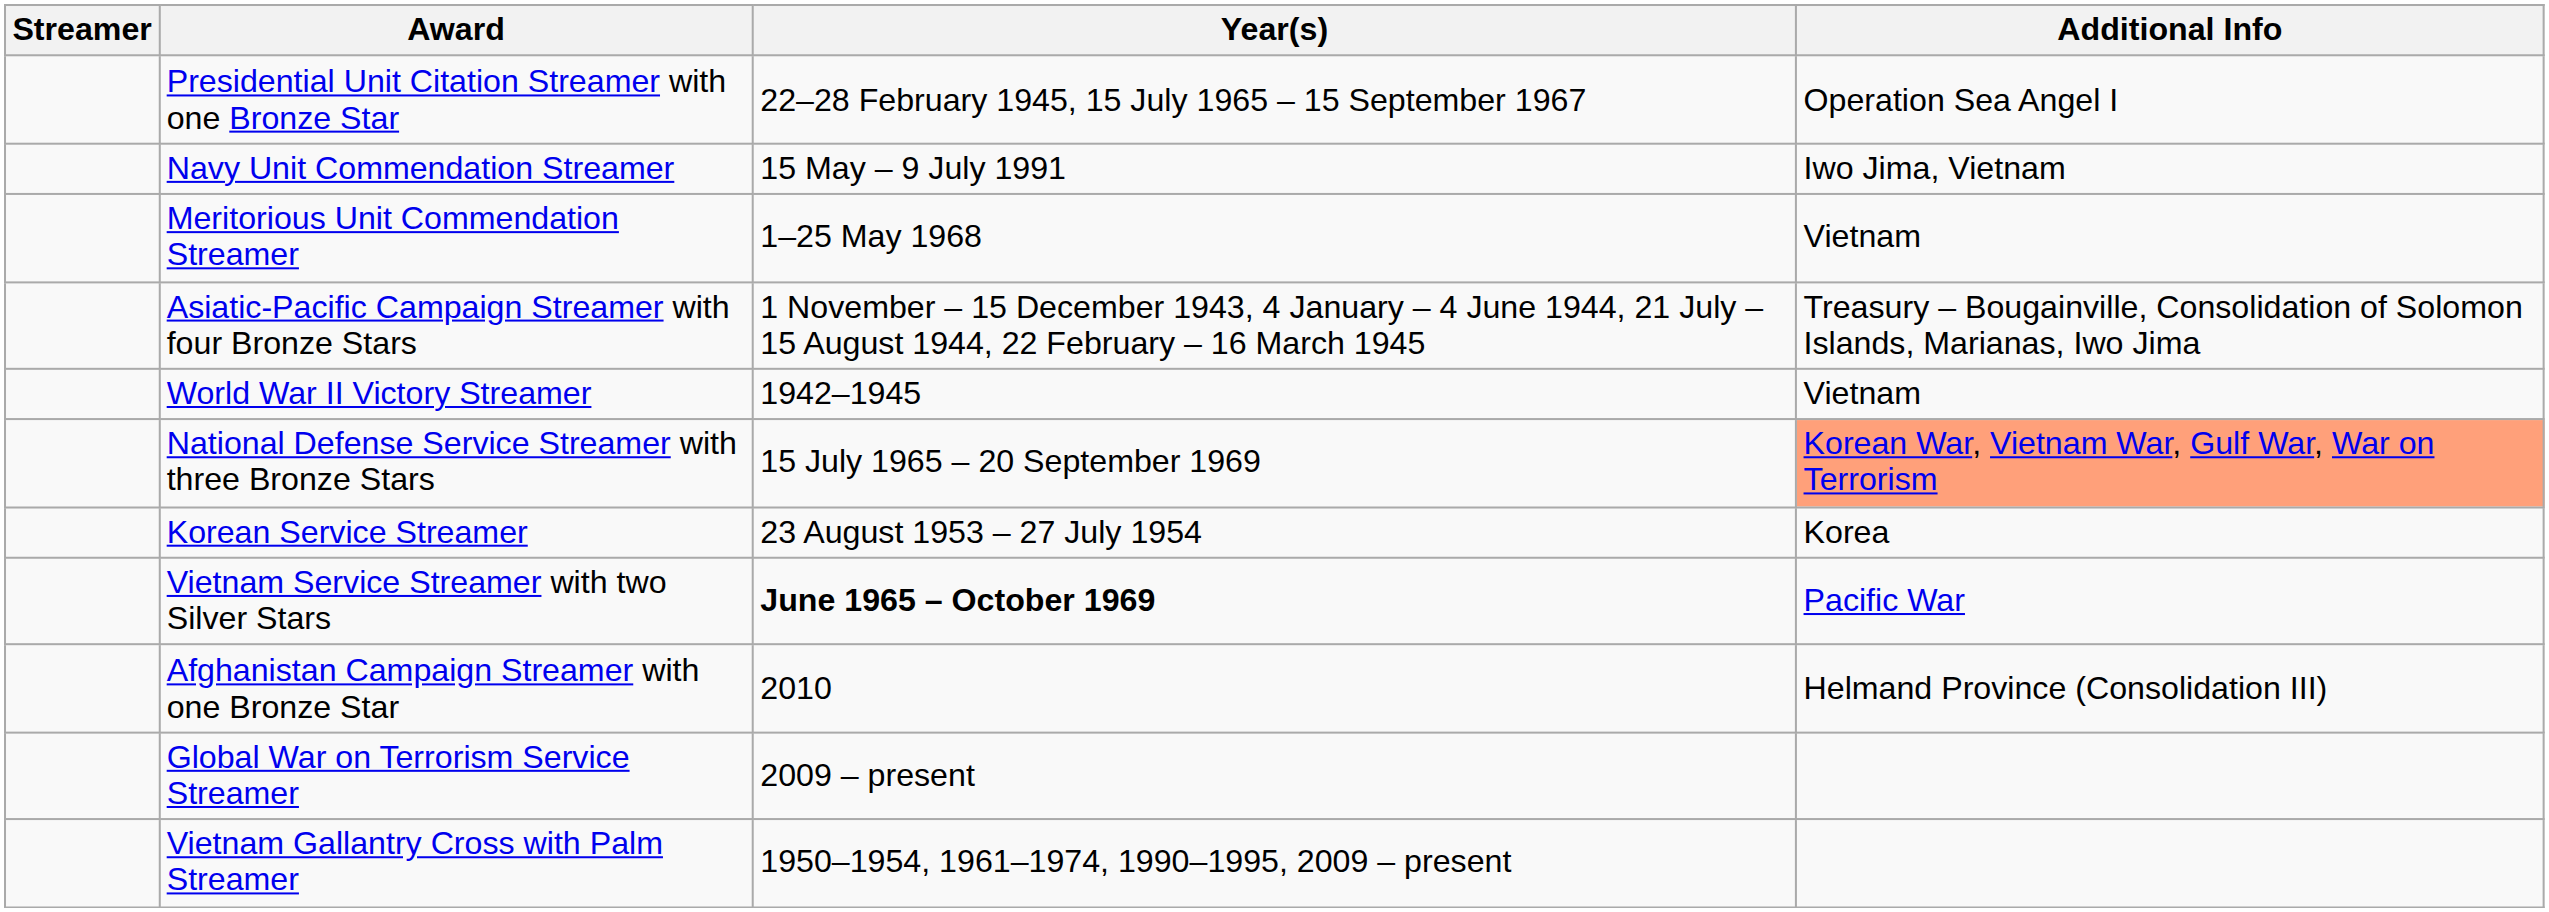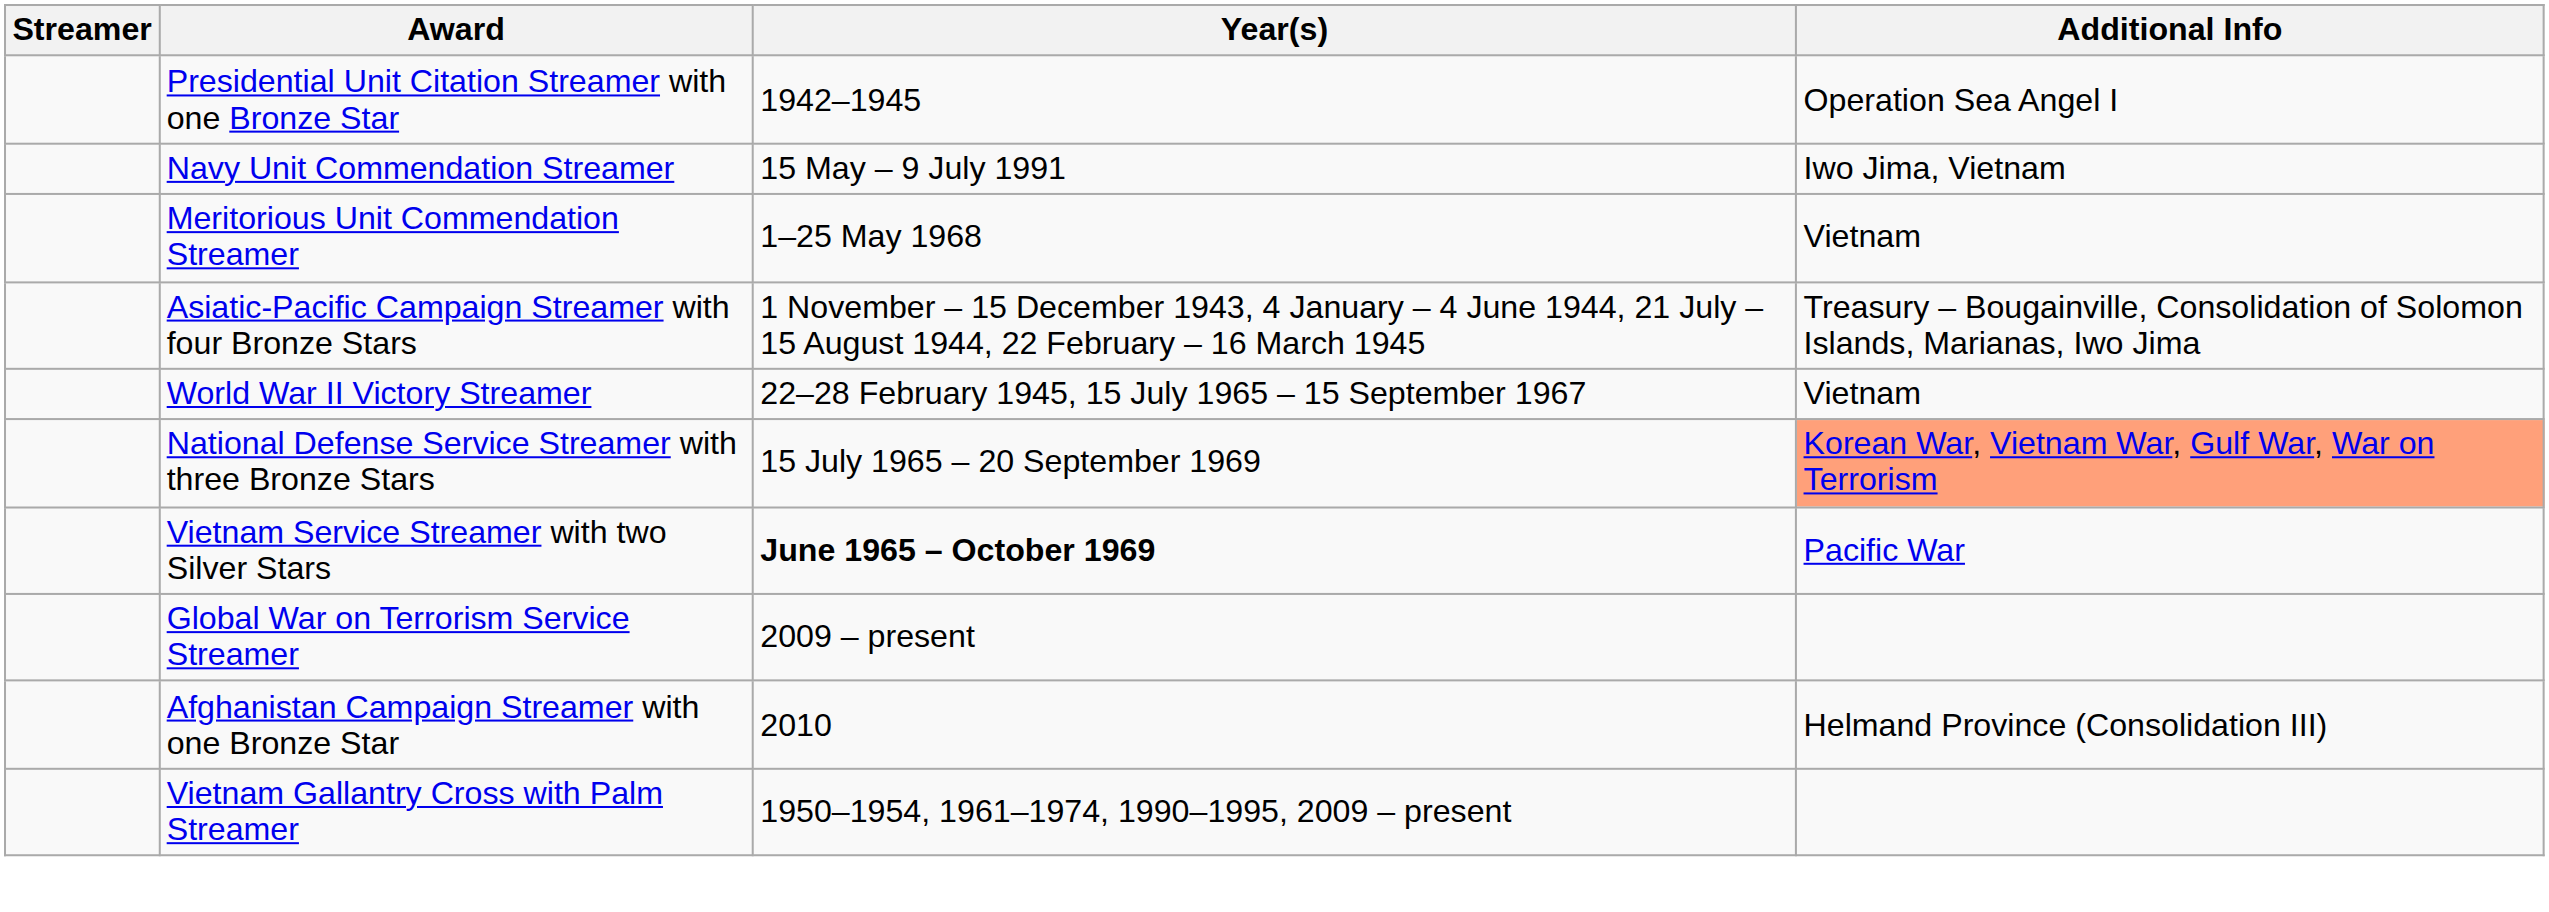(1173, 99) 22–28 February 1945, 15 July 1965 – 15 September 1967 -> (841, 99) 1942–1945
(841, 393) 1942–1945 -> (1173, 393) 22–28 February 1945, 15 July 1965 – 15 September 1967
- row: (347, 531)
rows swapped: (433, 688) <-> (398, 775)
